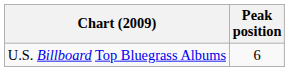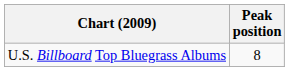(257, 54) 6 -> (257, 54) 8
